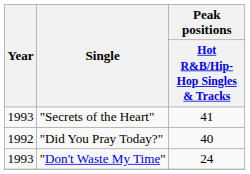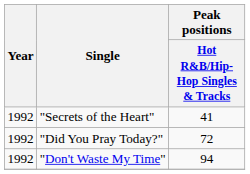(21, 117) 1993 -> (21, 117) 1992
(207, 138) 40 -> (207, 138) 72
(21, 159) 1993 -> (21, 159) 1992
(207, 159) 24 -> (207, 159) 94
